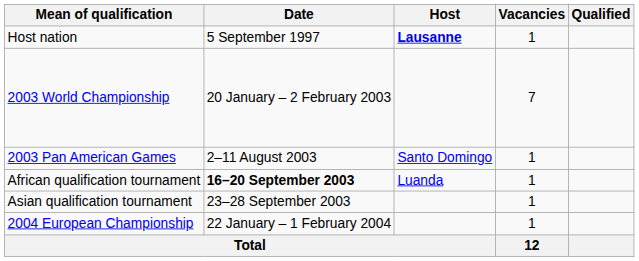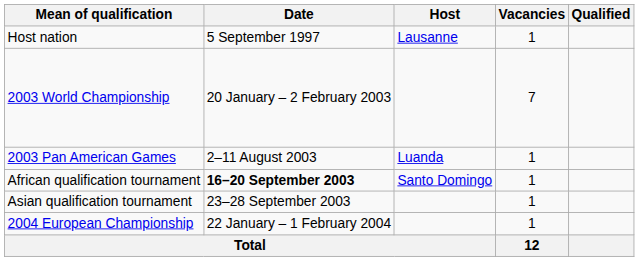(429, 37) bold -> (428, 37) normal
(445, 158) Santo Domingo -> (420, 158) Luanda
(420, 180) Luanda -> (445, 180) Santo Domingo
